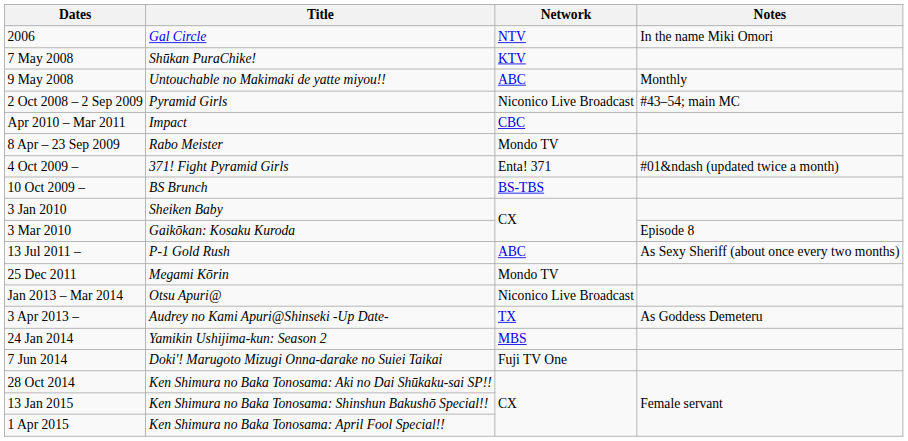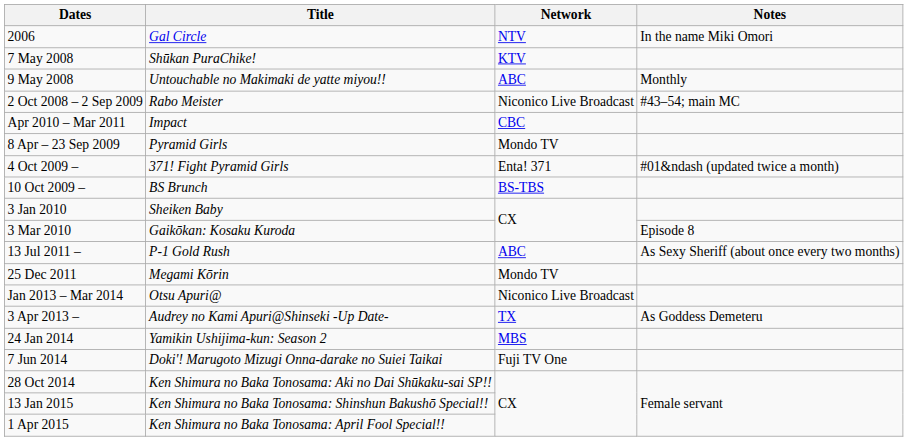(188, 101) Pyramid Girls -> (186, 101) Rabo Meister
(186, 144) Rabo Meister -> (188, 144) Pyramid Girls
